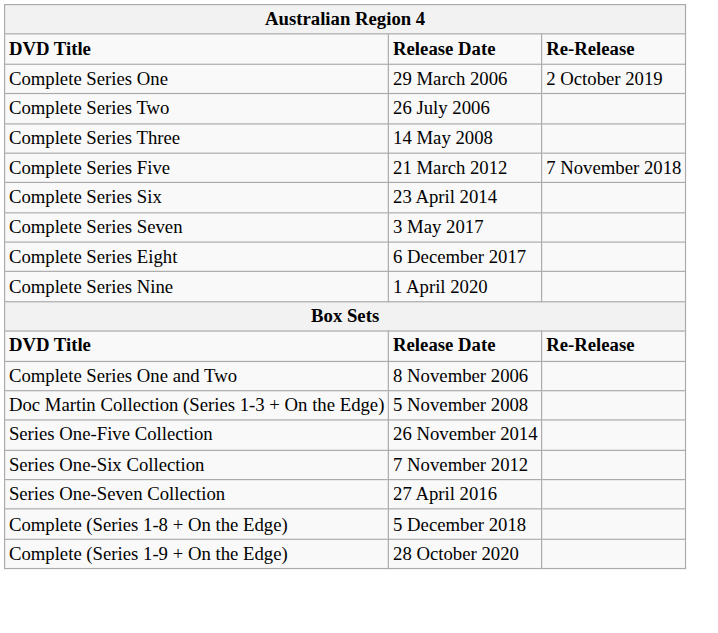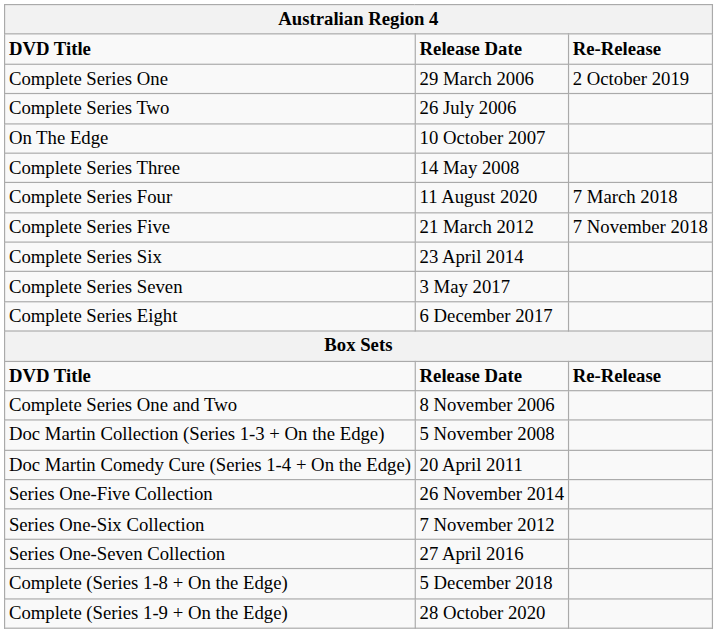+ row: (59, 138)
+ row: (91, 197)
- row: (91, 286)
+ row: (210, 464)
